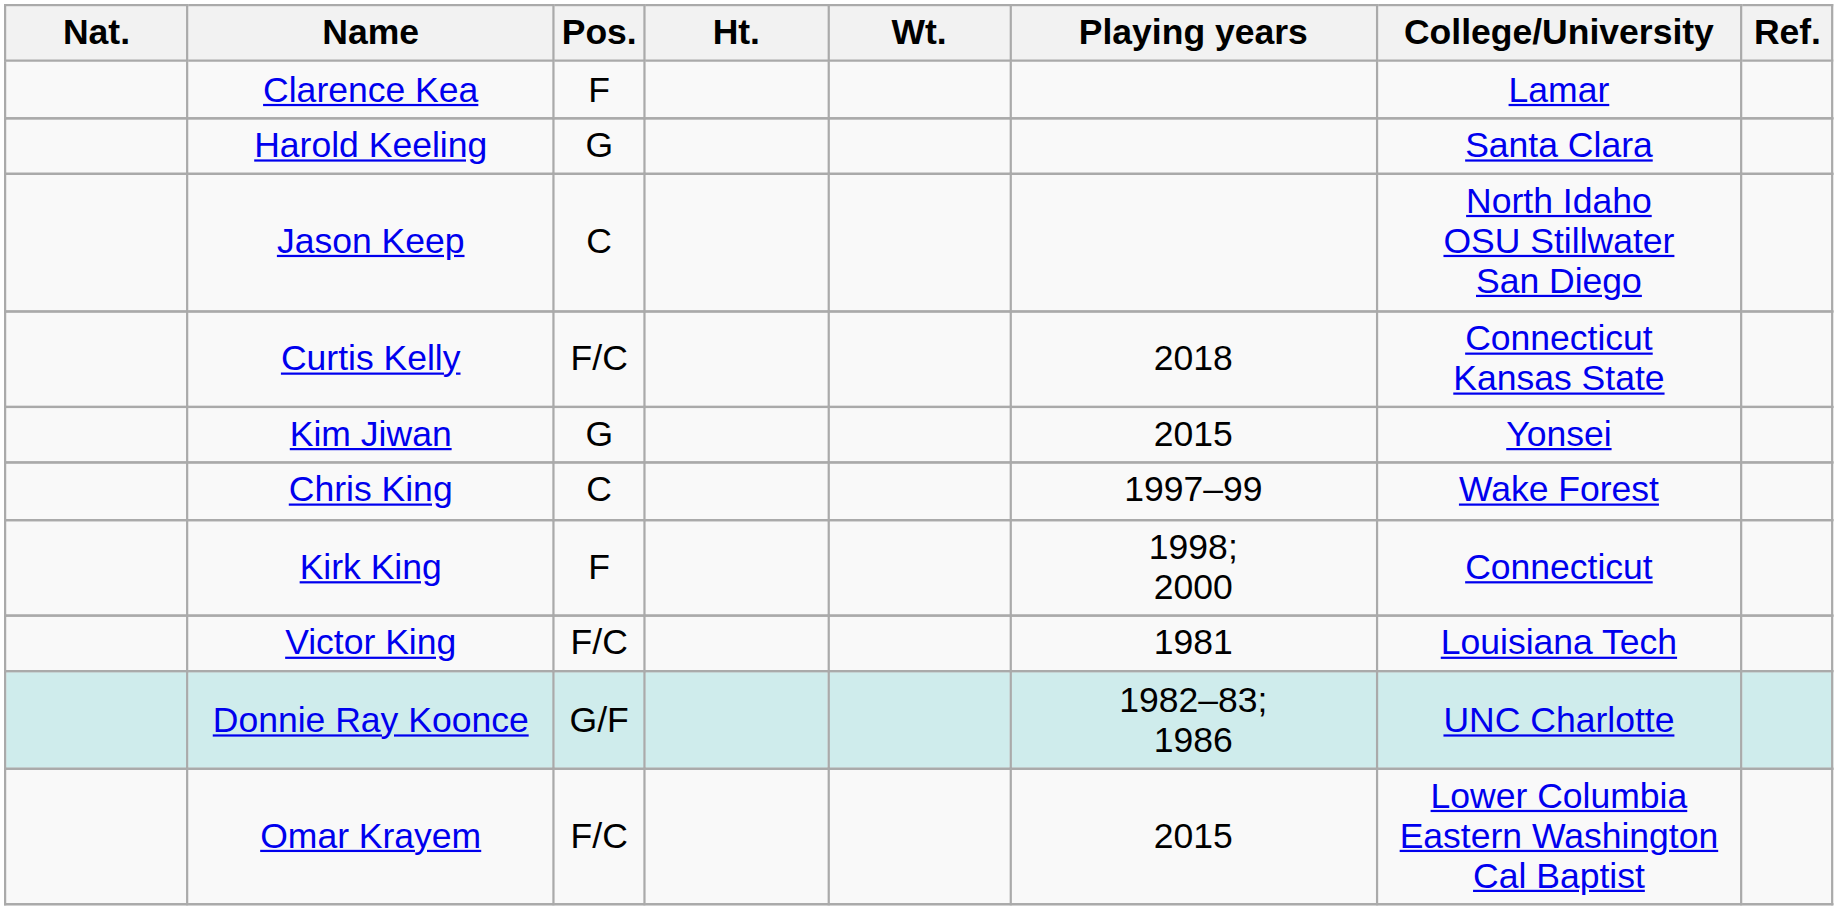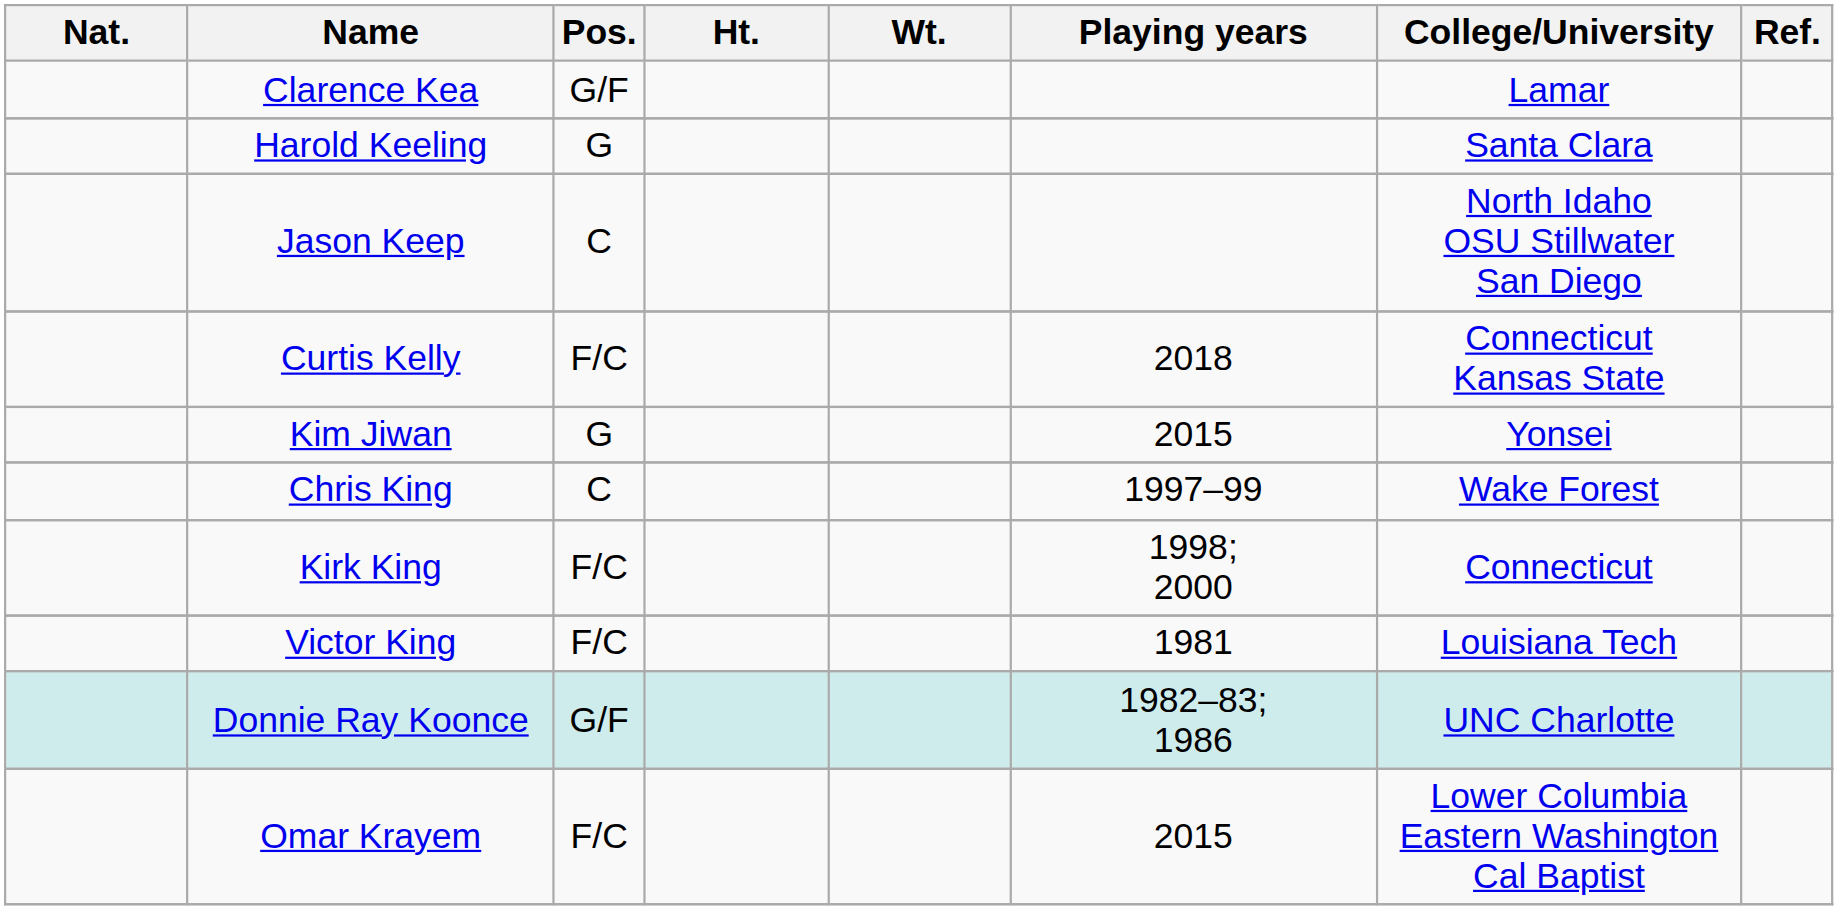(599, 88) F -> (599, 88) G/F
(599, 566) F -> (599, 566) F/C
